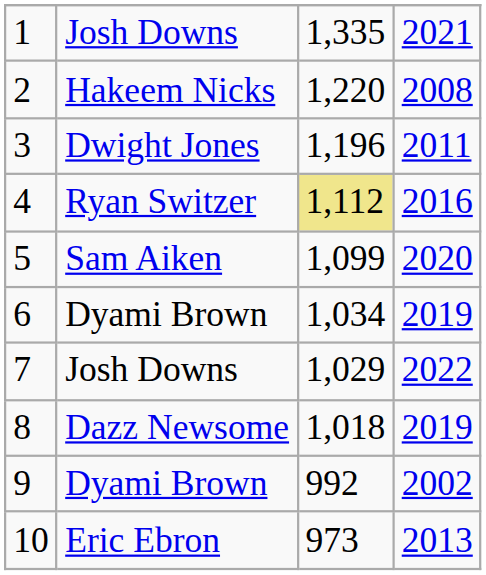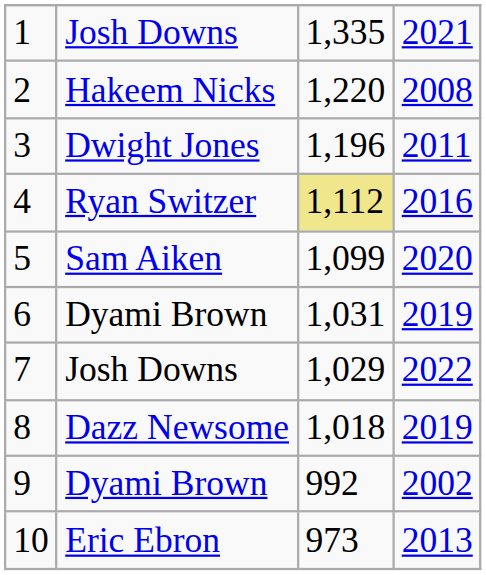(345, 314) 1,034 -> (345, 314) 1,031
